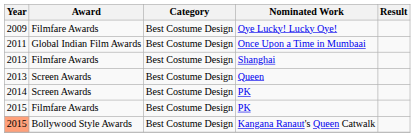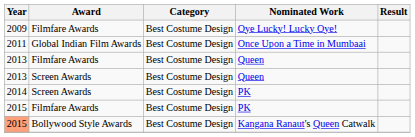- row: (65, 60)
+ row: (65, 60)
